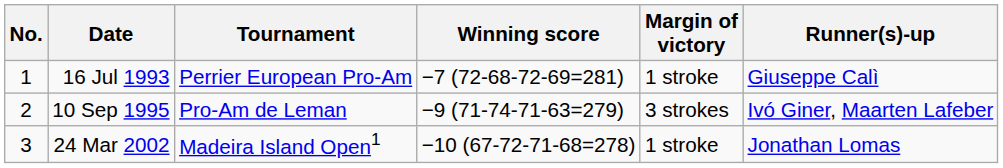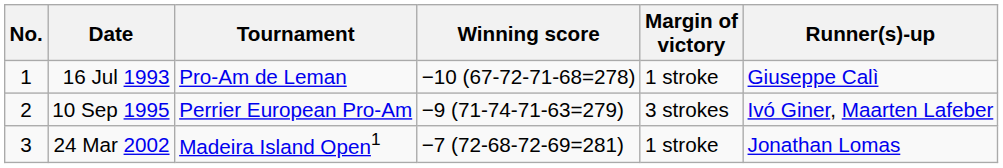(296, 77) Perrier European Pro-Am -> (263, 77) Pro-Am de Leman
(523, 77) −7 (72-68-72-69=281) -> (529, 77) −10 (67-72-71-68=278)
(263, 110) Pro-Am de Leman -> (296, 110) Perrier European Pro-Am
(529, 145) −10 (67-72-71-68=278) -> (523, 145) −7 (72-68-72-69=281)
